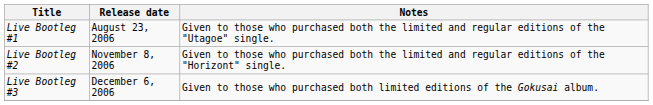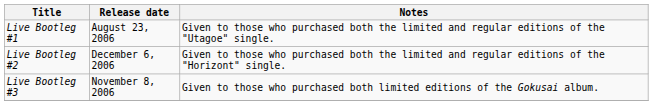(123, 60) November 8, 2006 -> (123, 60) December 6, 2006
(123, 87) December 6, 2006 -> (123, 87) November 8, 2006
